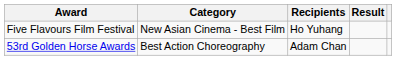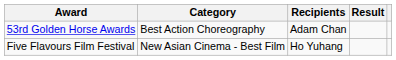rows swapped: (71, 47) <-> (71, 30)
